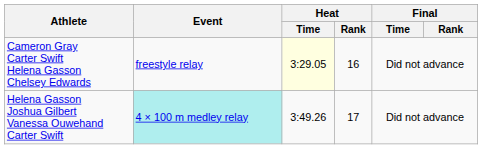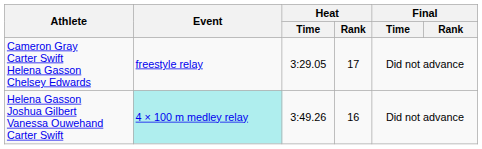(308, 64) lightyellow background -> (308, 64) no background
(353, 64) 16 -> (353, 64) 17
(353, 118) 17 -> (353, 118) 16
